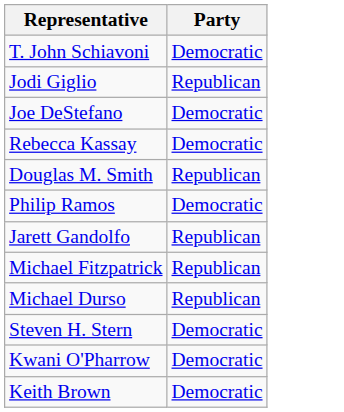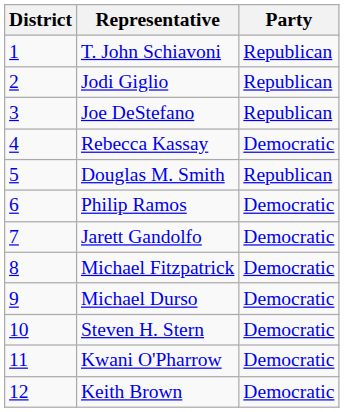+ column: (41, 19)
(217, 50) Democratic -> (288, 50) Republican
(217, 112) Democratic -> (288, 112) Republican
(216, 236) Republican -> (289, 236) Democratic
(216, 267) Republican -> (289, 267) Democratic
(216, 298) Republican -> (289, 298) Democratic
